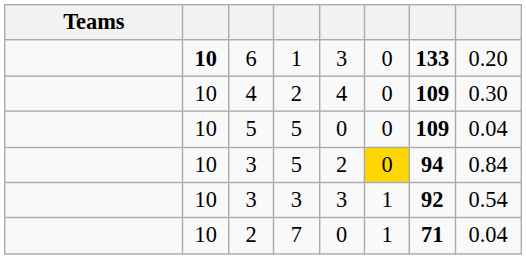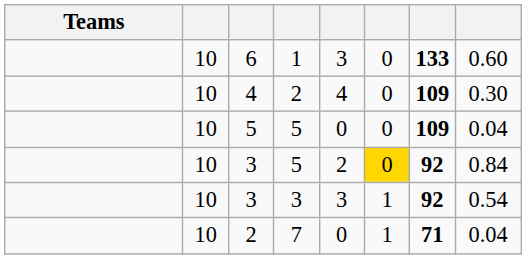(206, 57) bold -> (206, 57) normal
(488, 57) 0.20 -> (488, 57) 0.60
(432, 164) 94 -> (432, 164) 92
